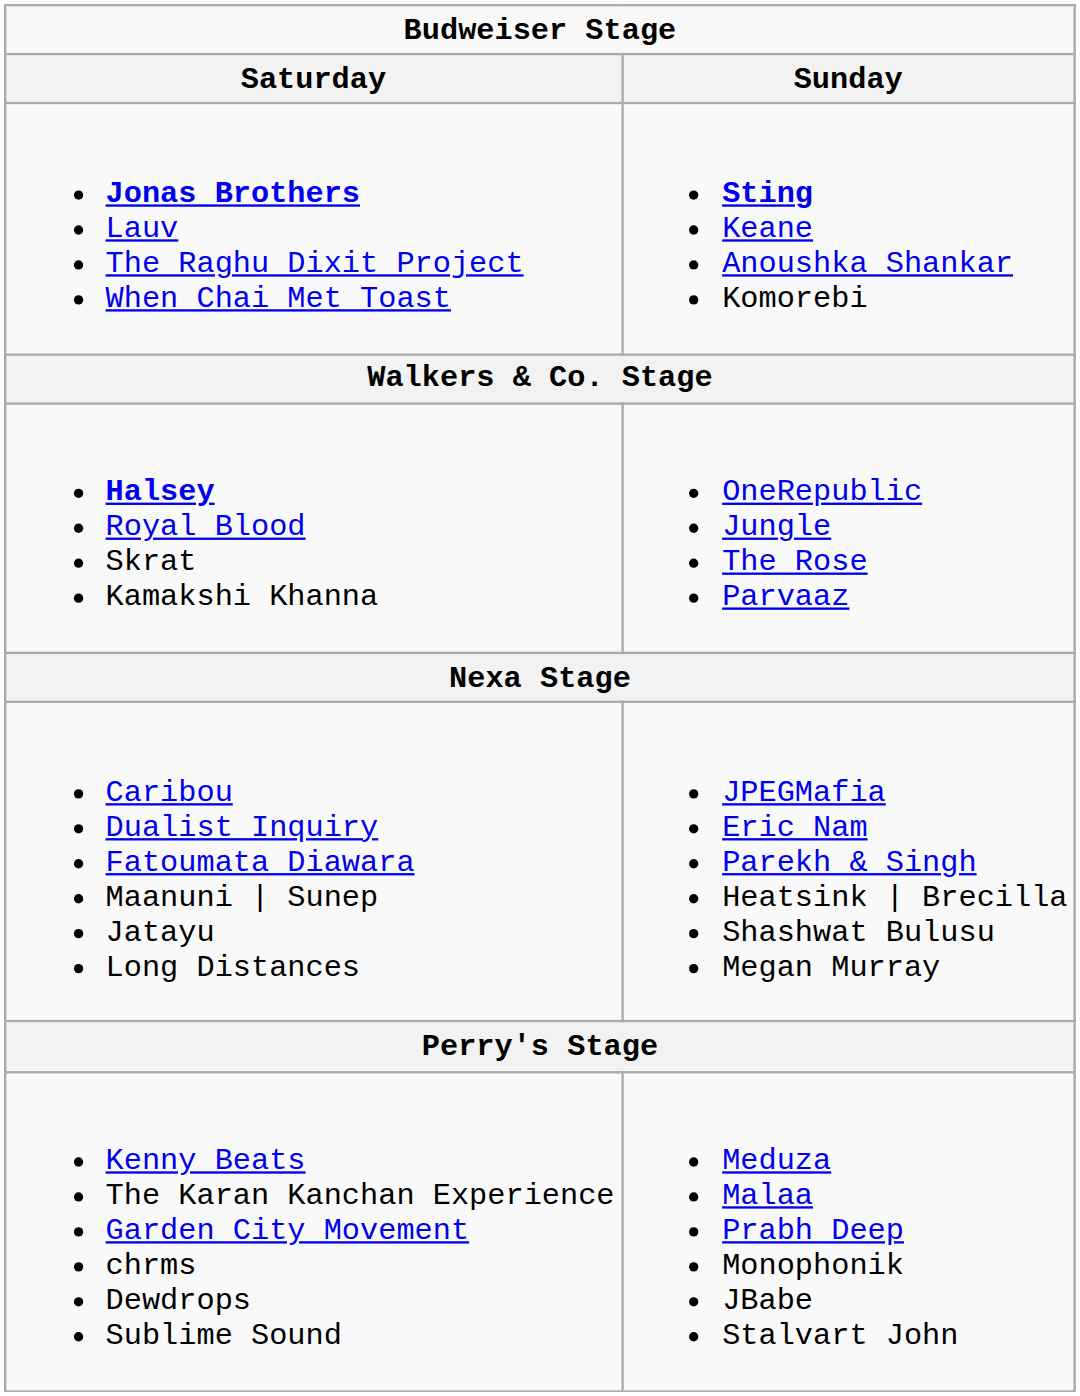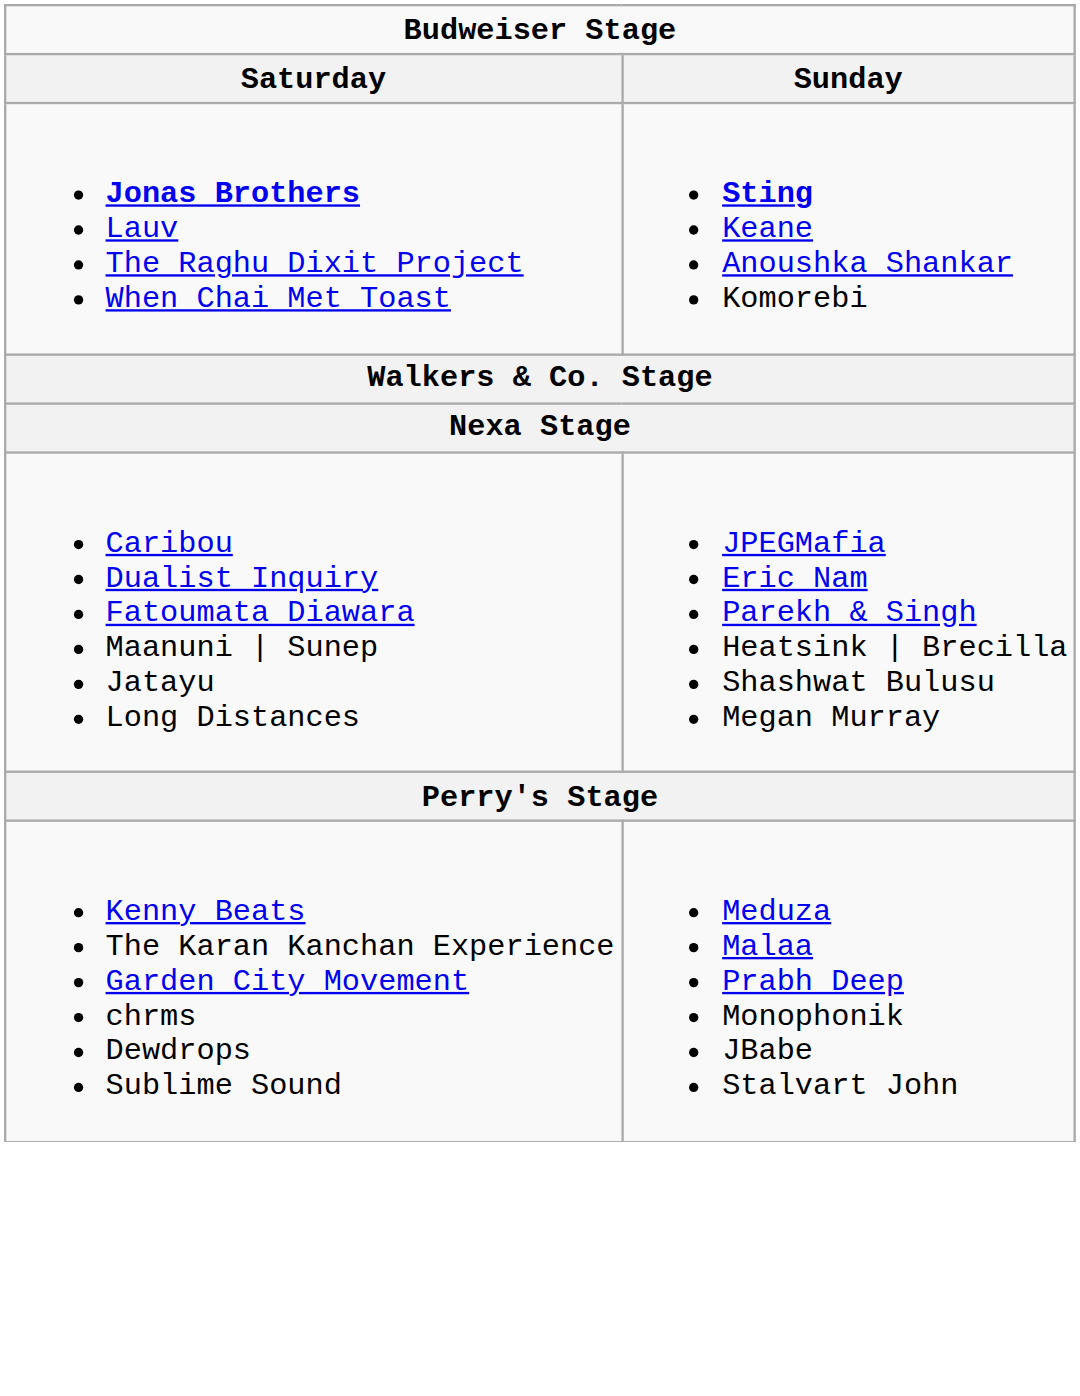- row: (313, 545)
